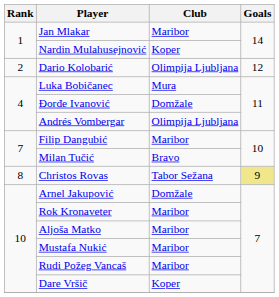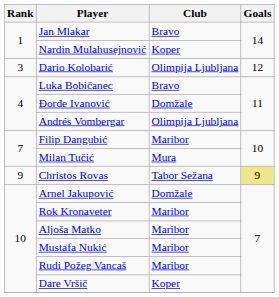(170, 31) Maribor -> (165, 31) Bravo
(20, 67) 2 -> (20, 67) 3
(164, 85) Mura -> (165, 85) Bravo
(165, 157) Bravo -> (164, 157) Mura
(20, 175) 8 -> (20, 175) 9
